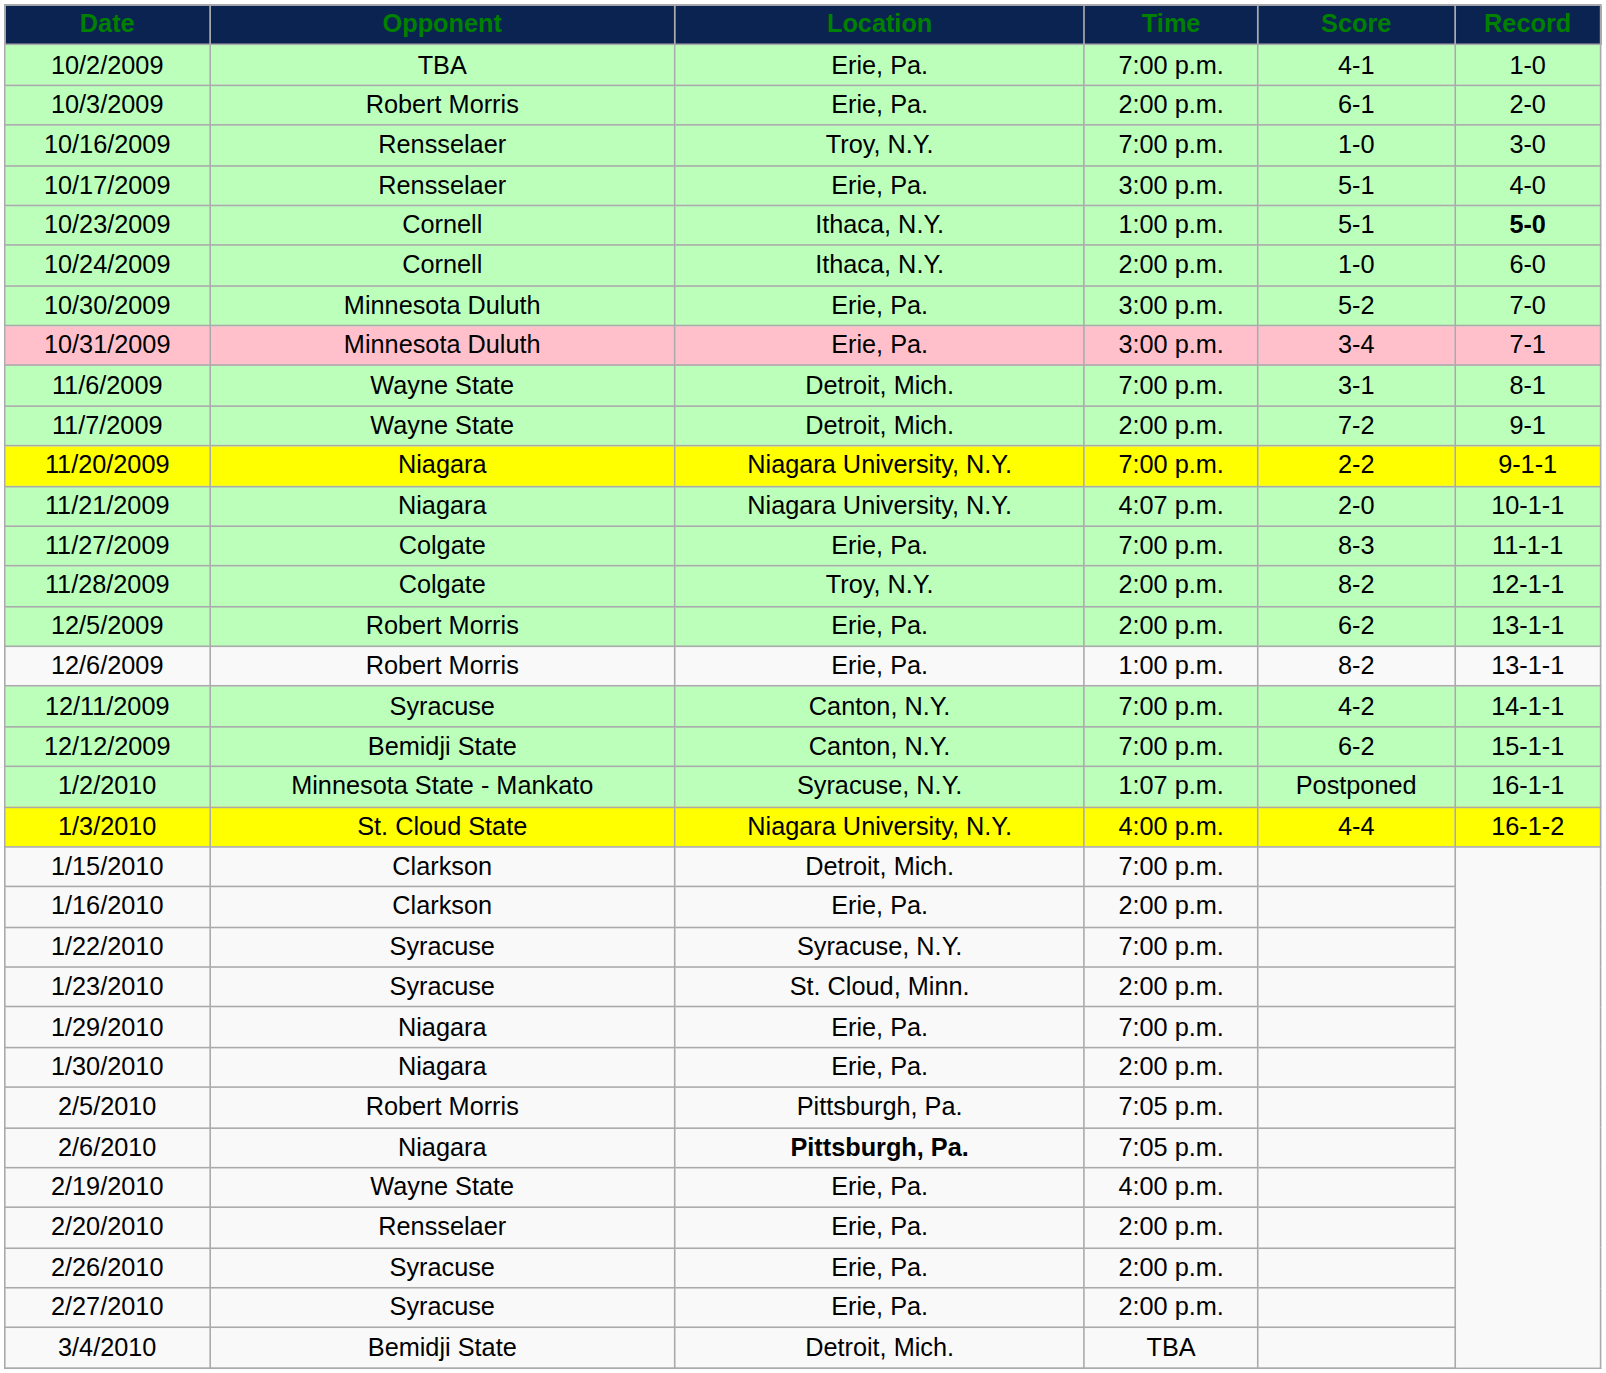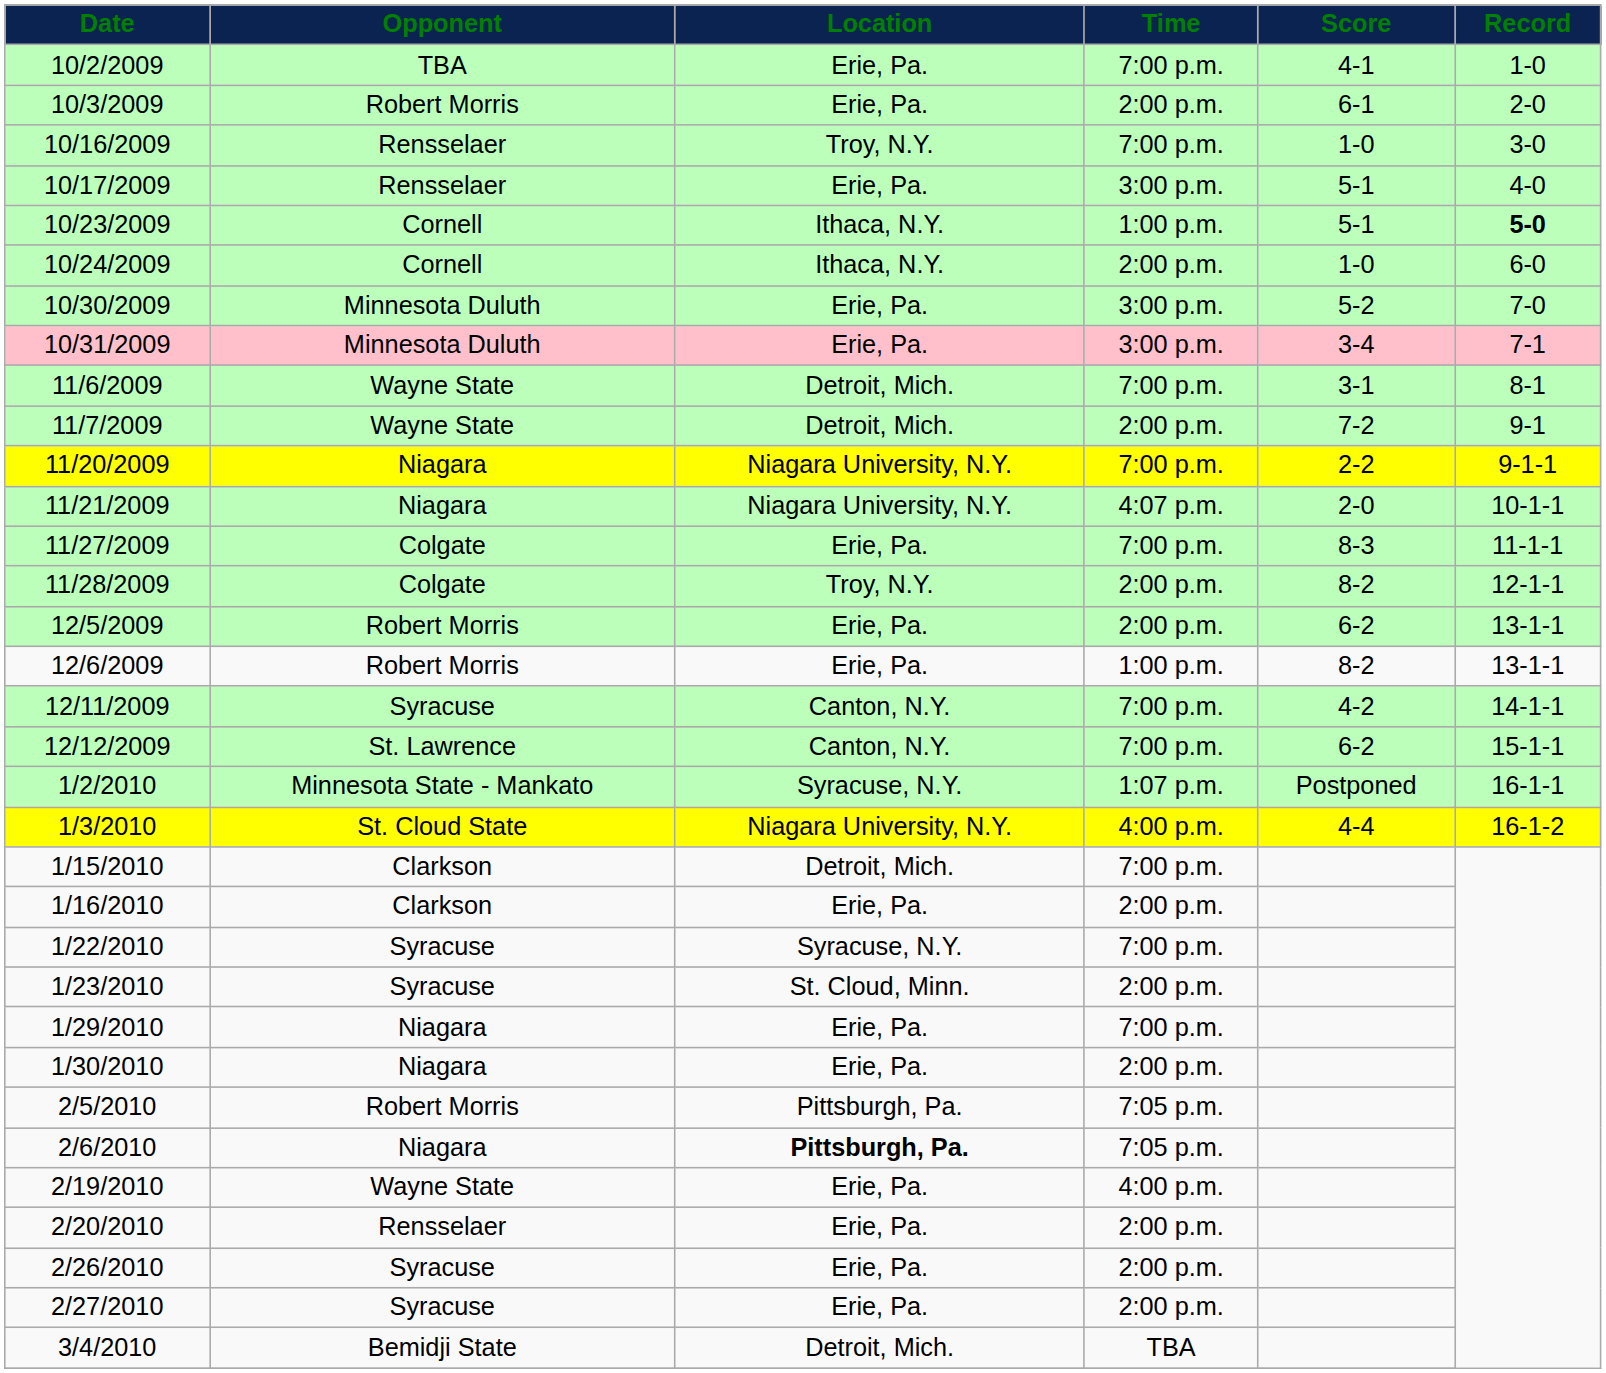(442, 746) Bemidji State -> (442, 746) St. Lawrence
